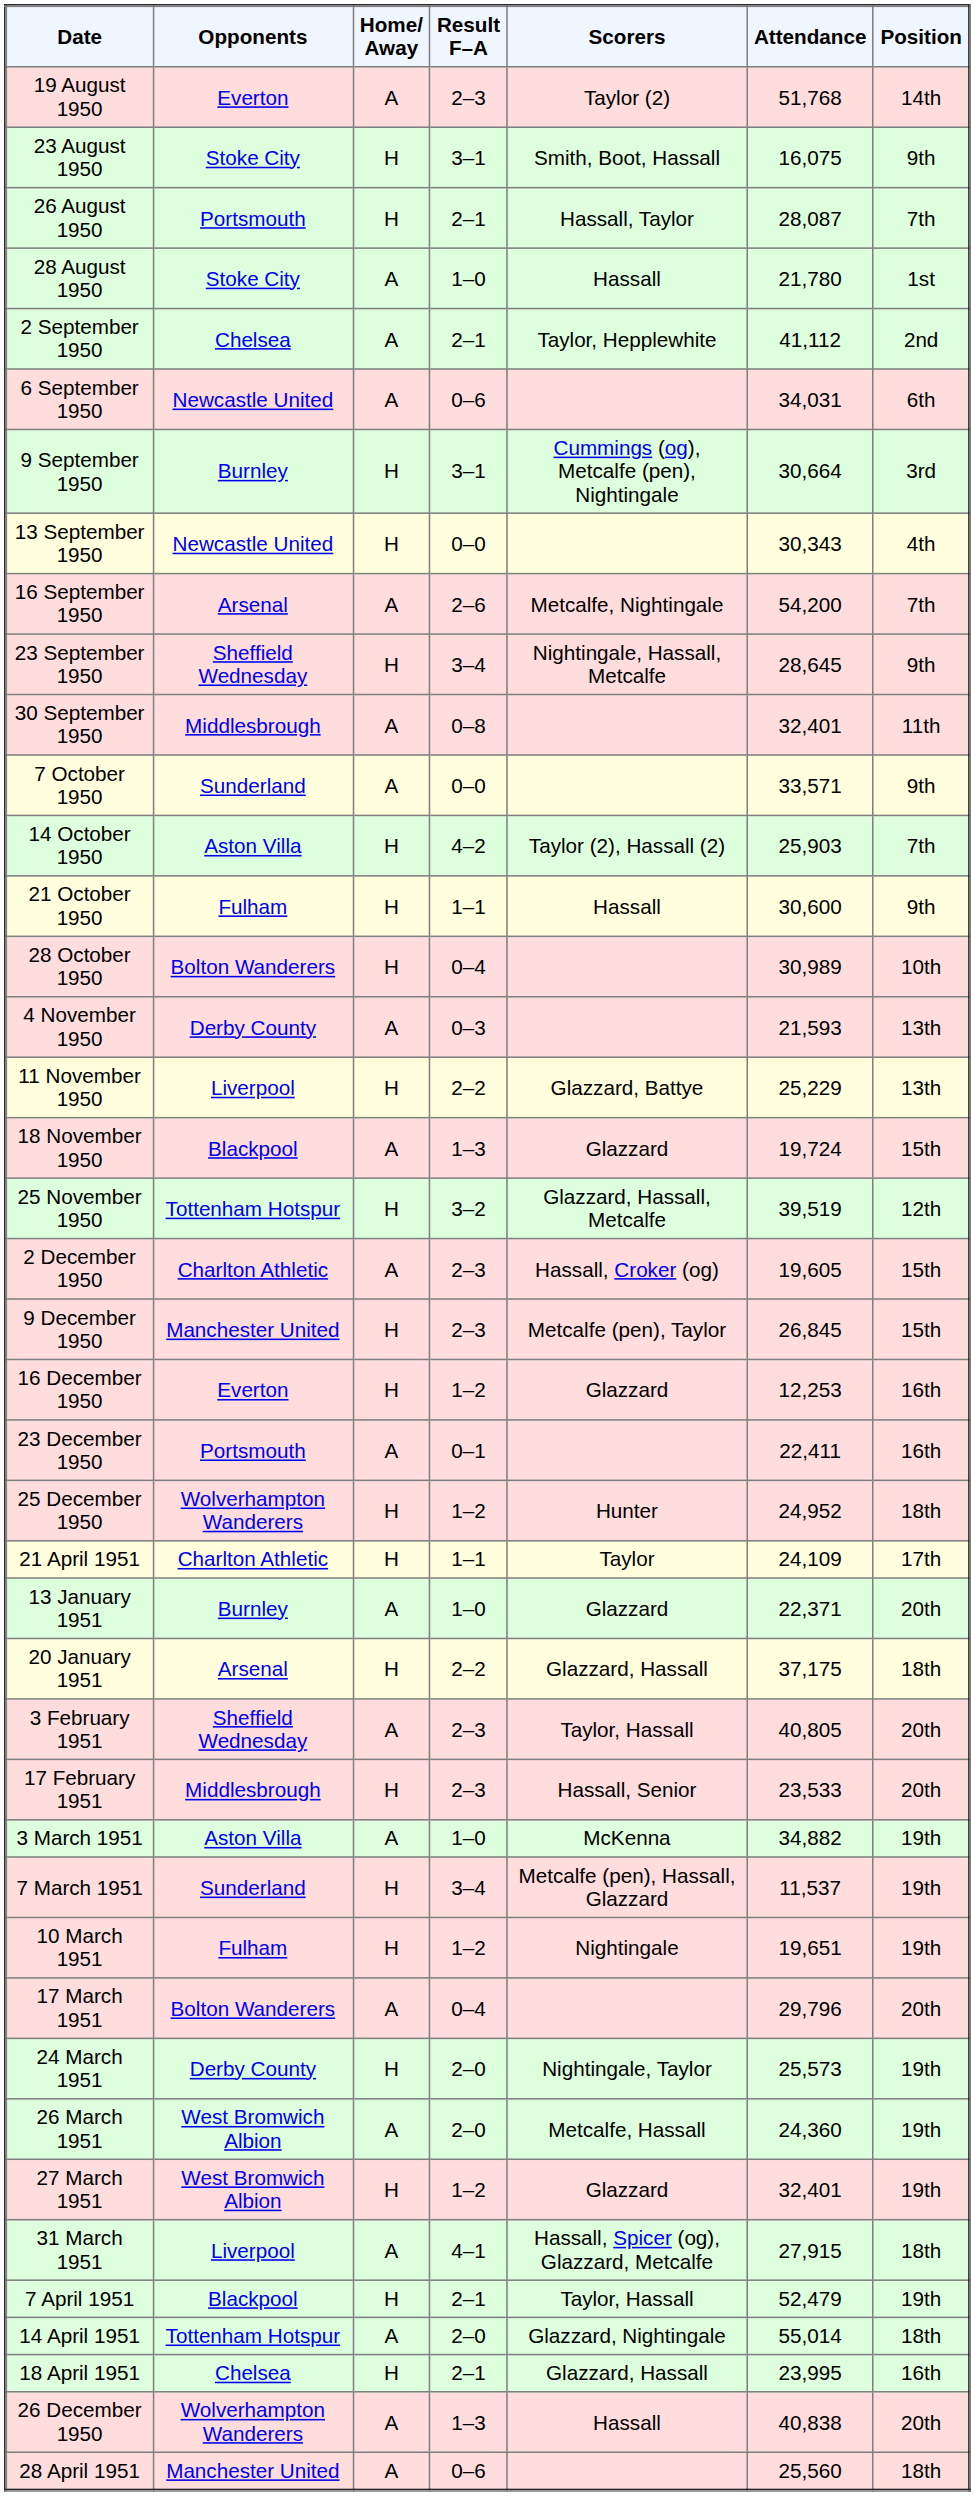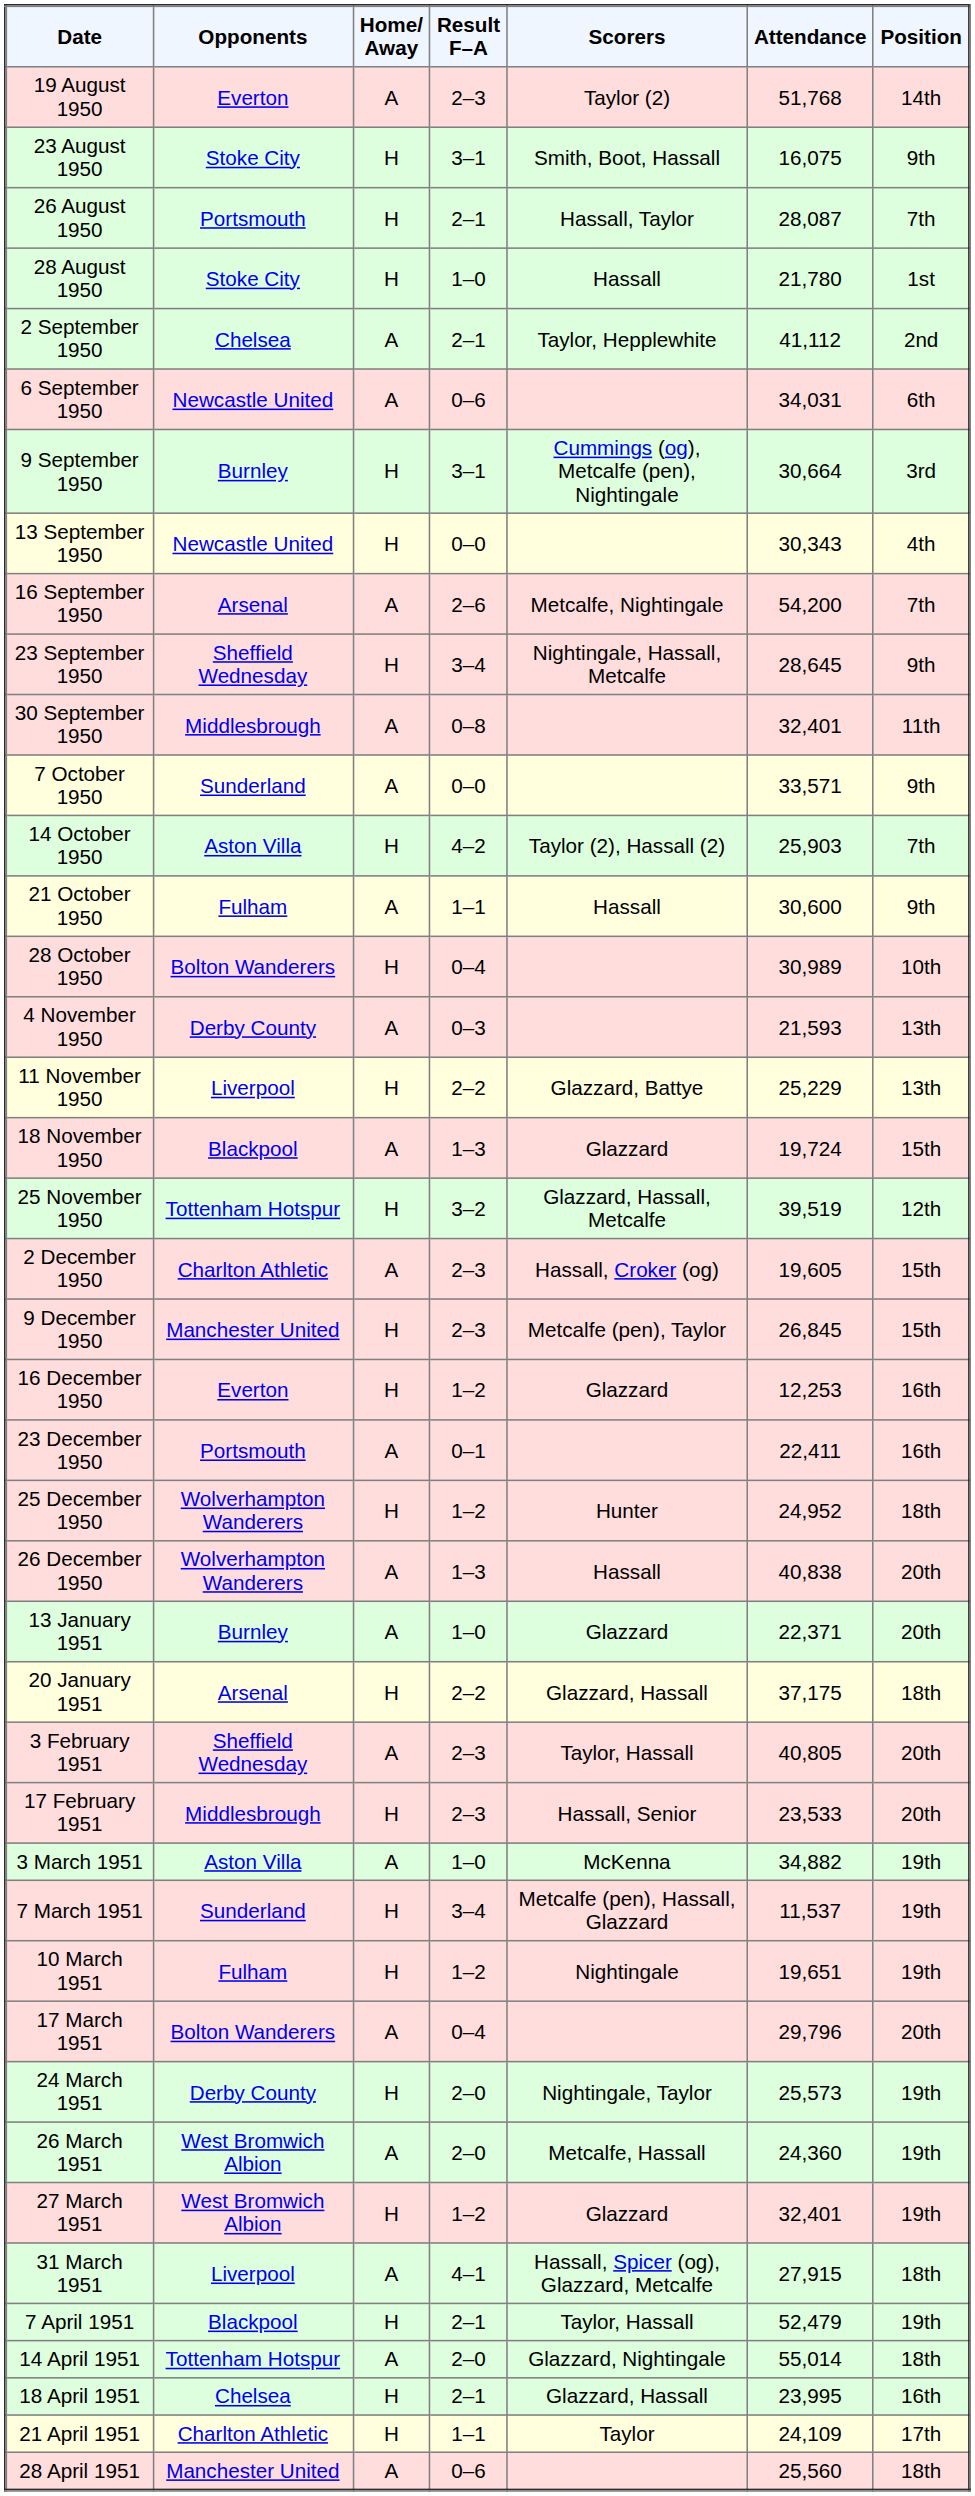(391, 278) A -> (391, 278) H
(391, 906) H -> (391, 906) A
rows swapped: (80, 2422) <-> (80, 1559)
